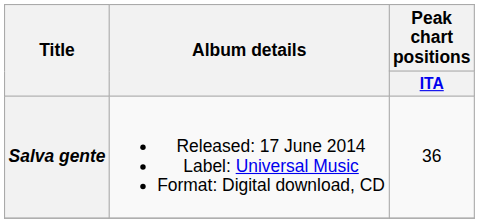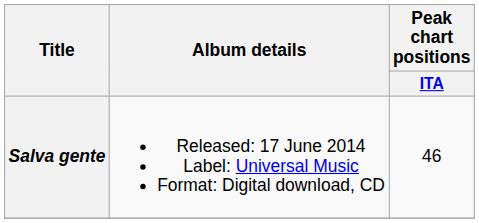(432, 156) 36 -> (432, 156) 46
